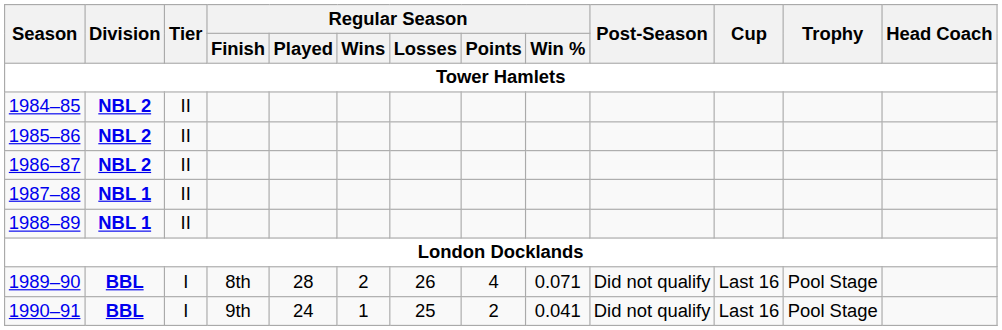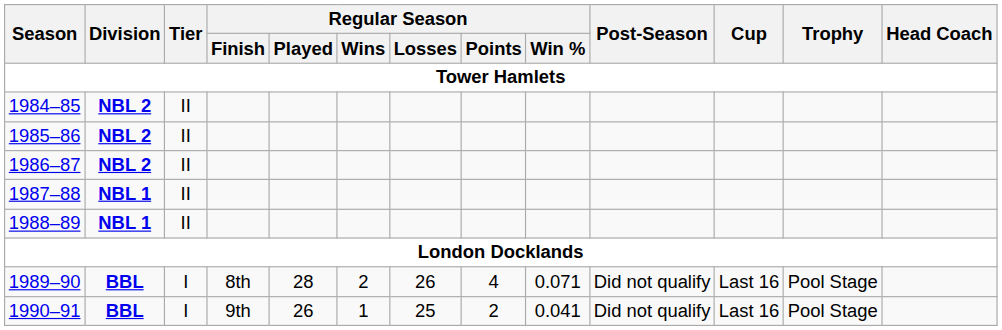(303, 310) 24 -> (303, 310) 26
